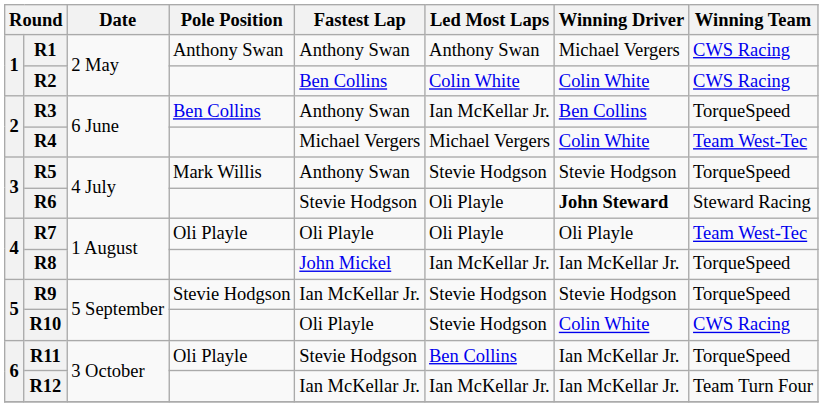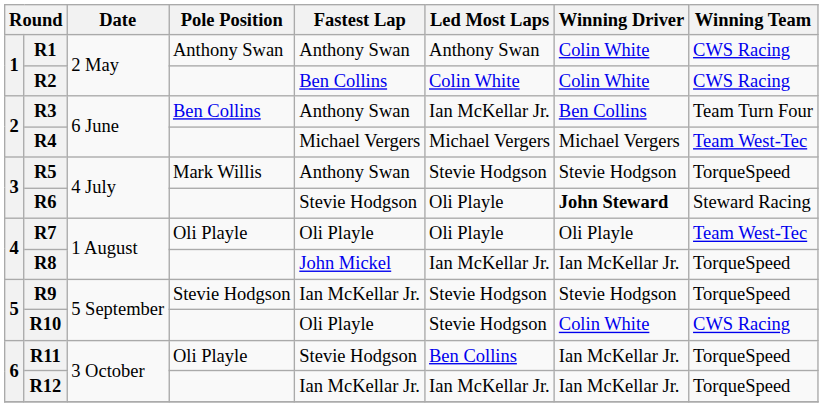(619, 49) Michael Vergers -> (604, 49) Colin White
(742, 110) TorqueSpeed -> (753, 110) Team Turn Four
(604, 141) Colin White -> (619, 141) Michael Vergers
(753, 385) Team Turn Four -> (742, 385) TorqueSpeed
